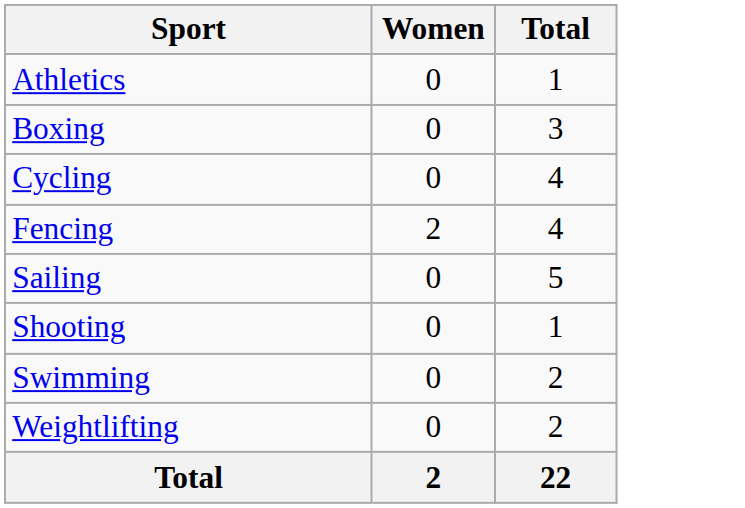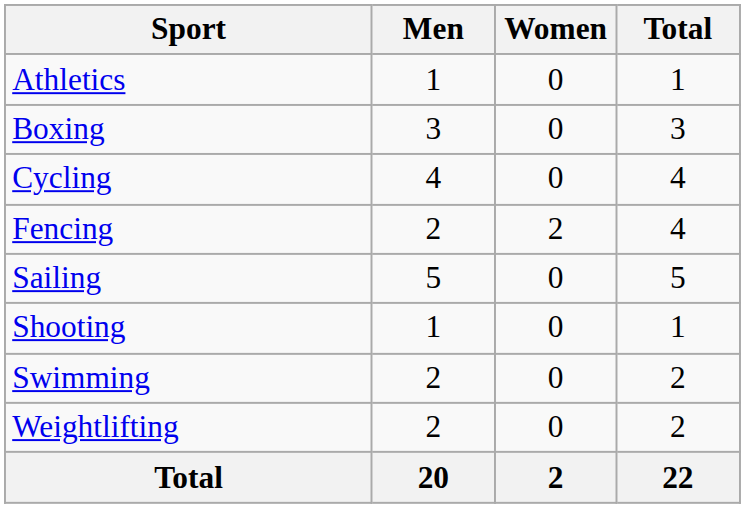+ column: (433, 29)
